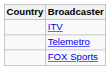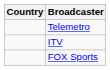rows swapped: (69, 42) <-> (55, 27)
